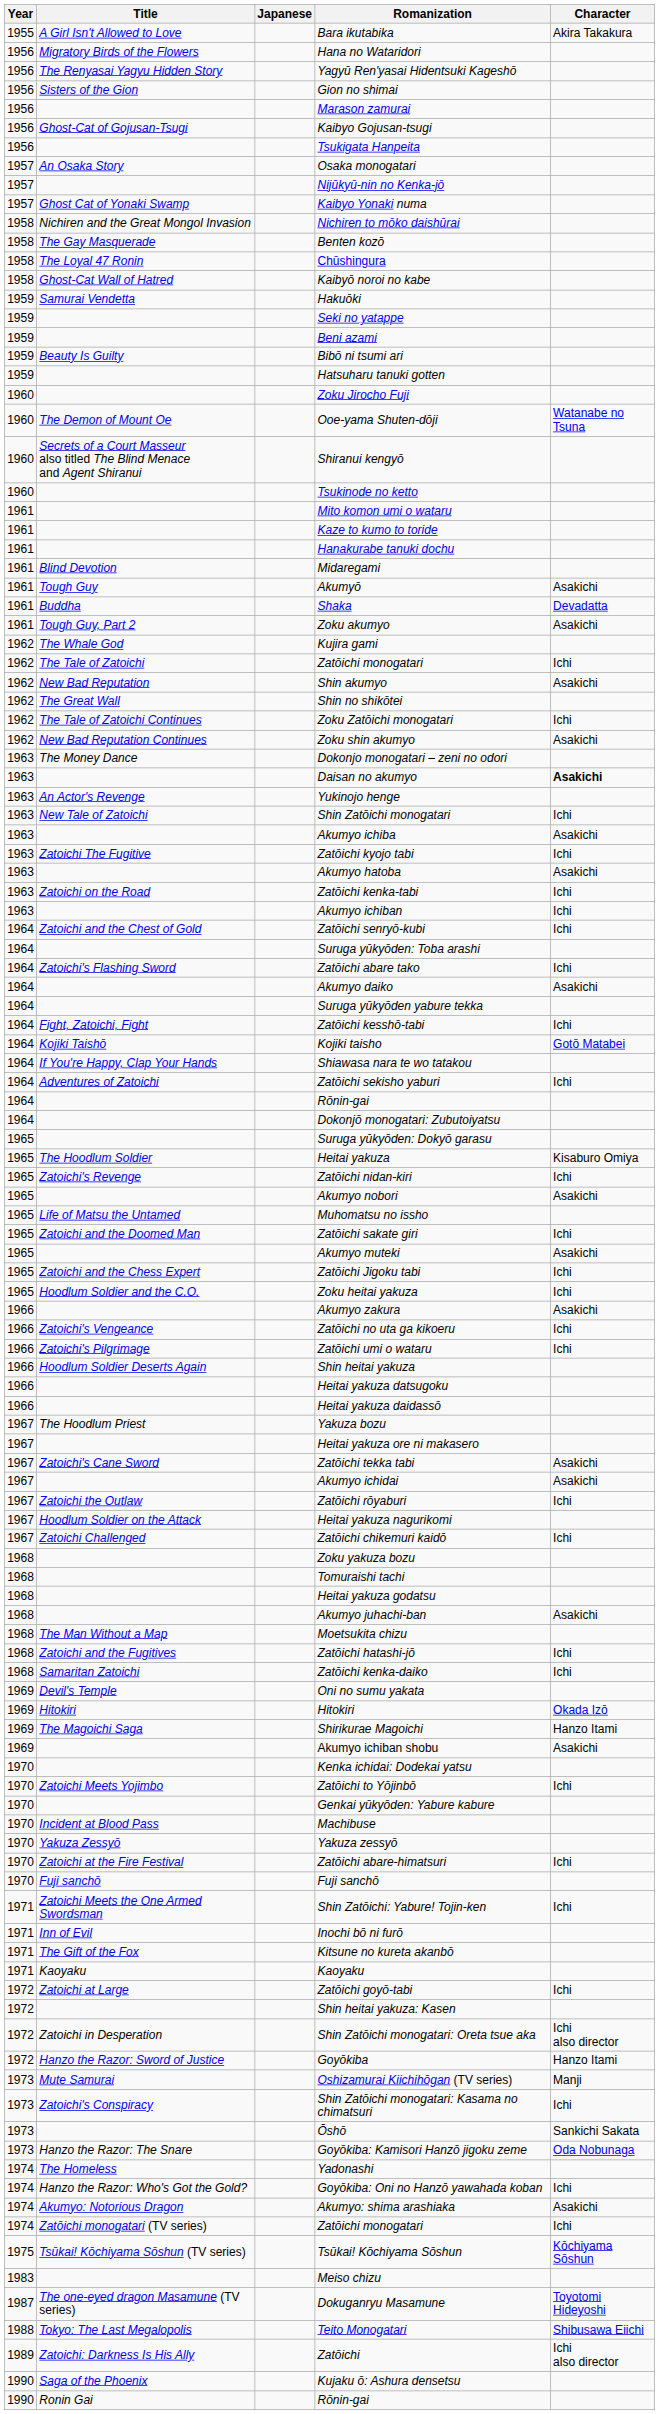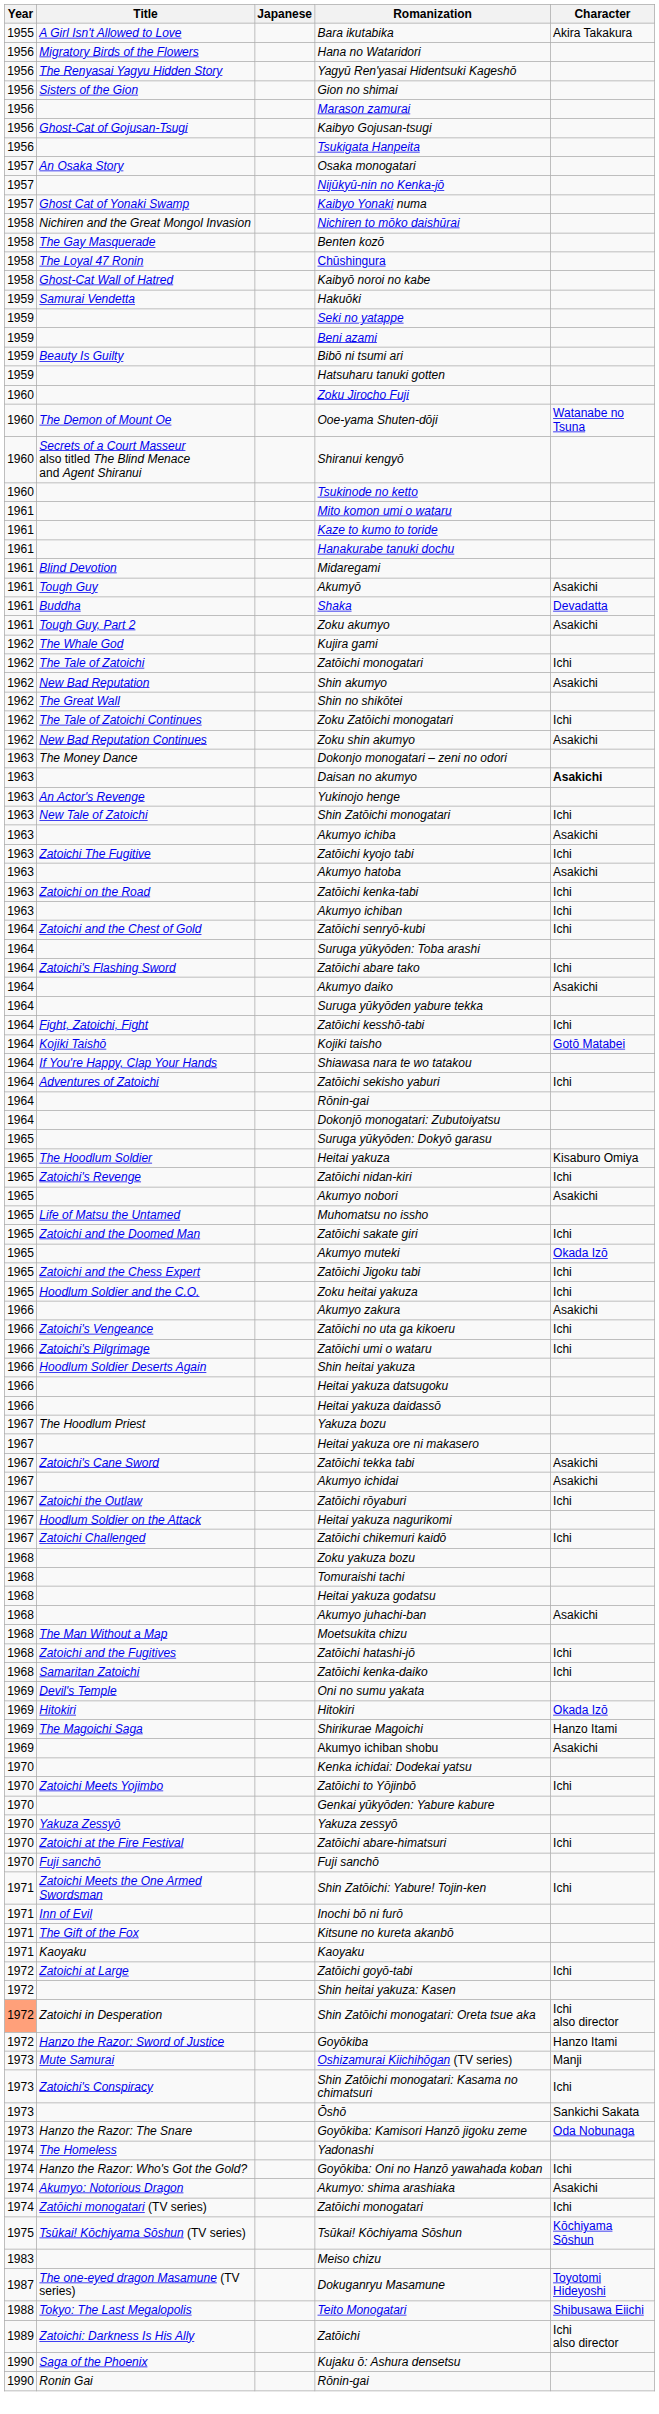(575, 1253) Asakichi -> (580, 1253) Okada Izō
- row: (99, 1824)
(20, 2034) no background -> (20, 2015) lightsalmon background
